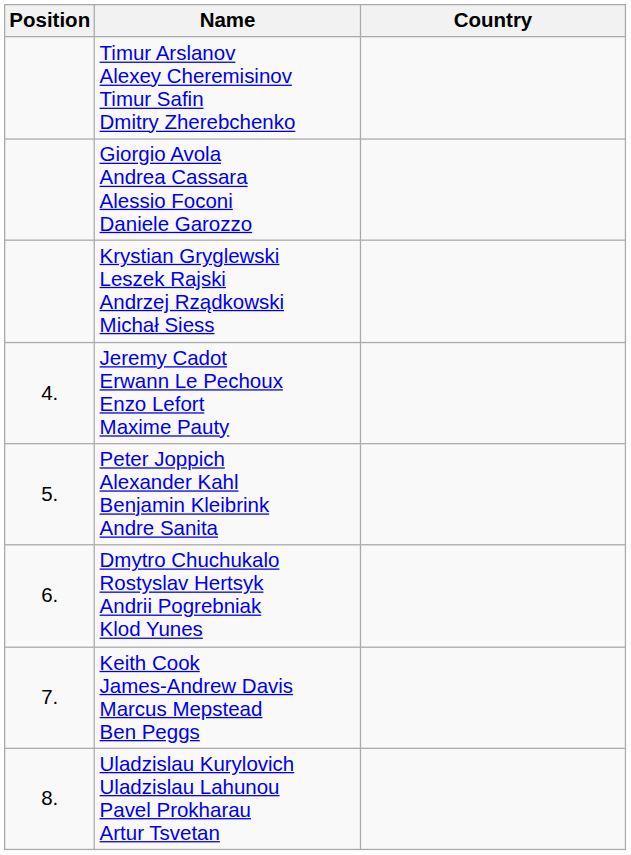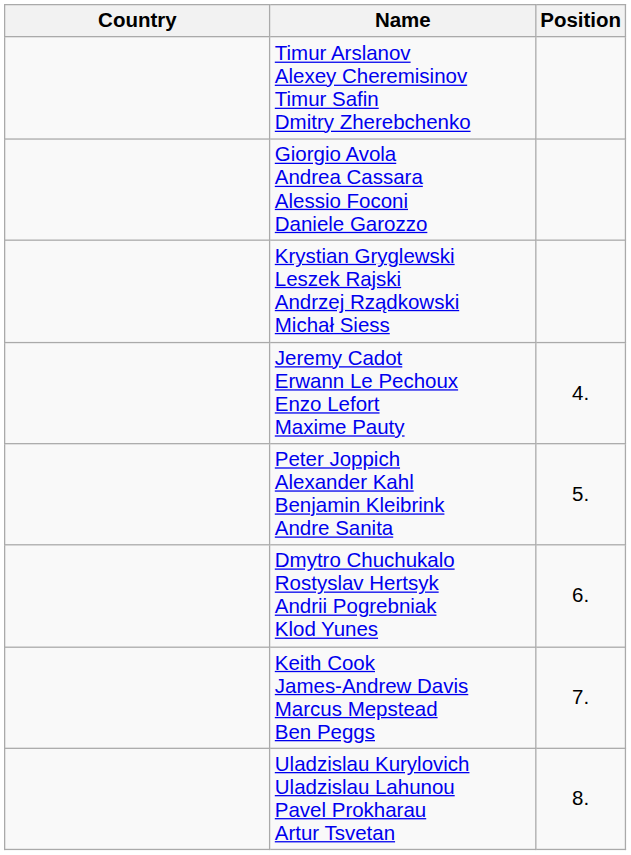columns swapped: (50, 20) <-> (493, 20)
